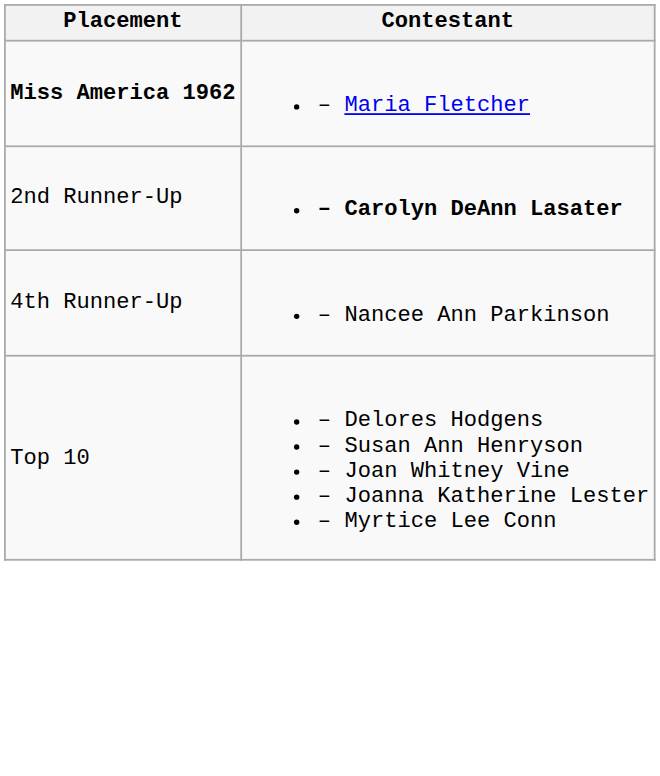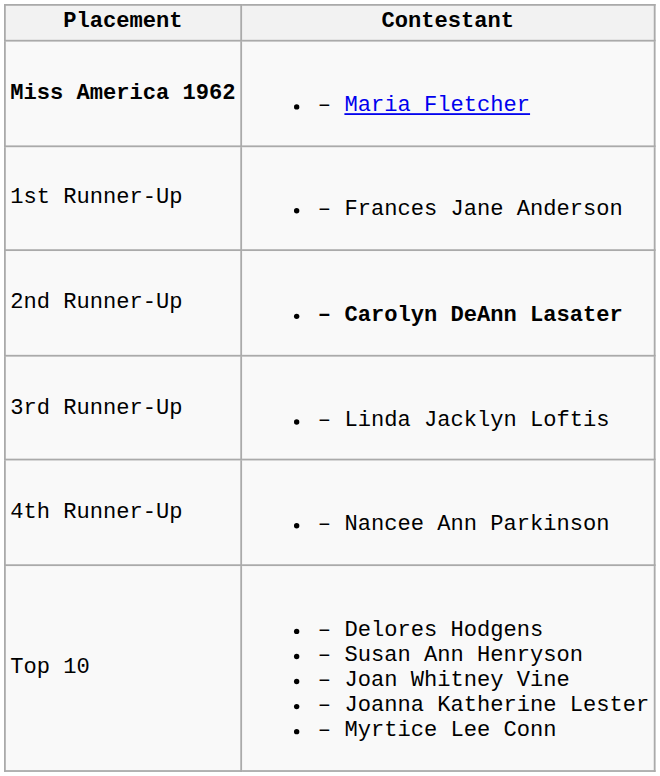+ row: (96, 198)
+ row: (96, 408)
